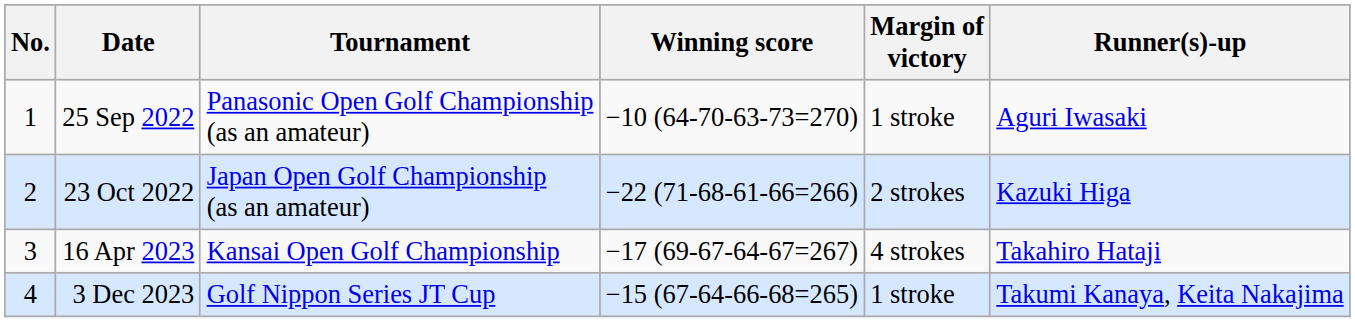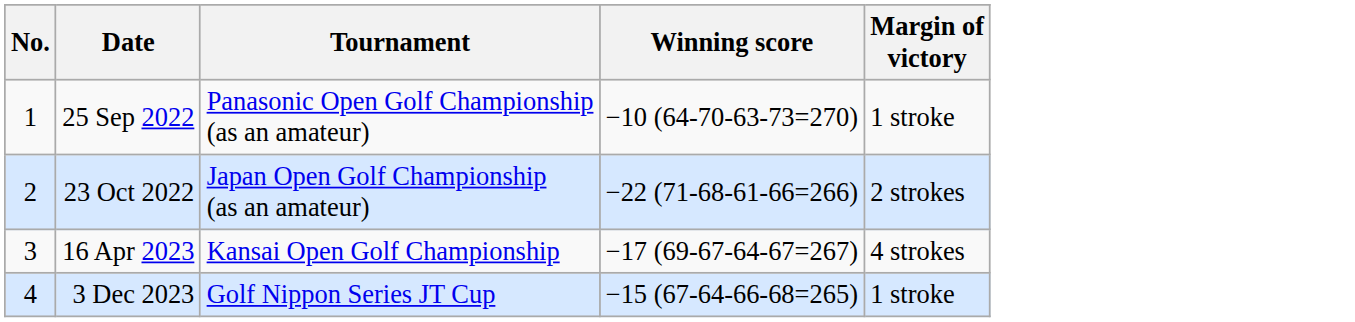- column: (1170, 42)
